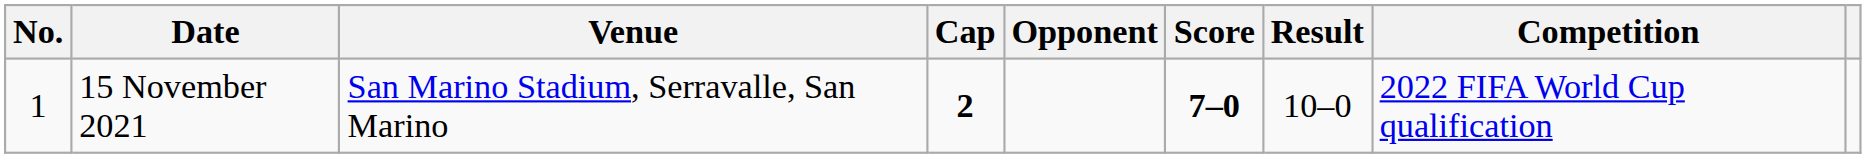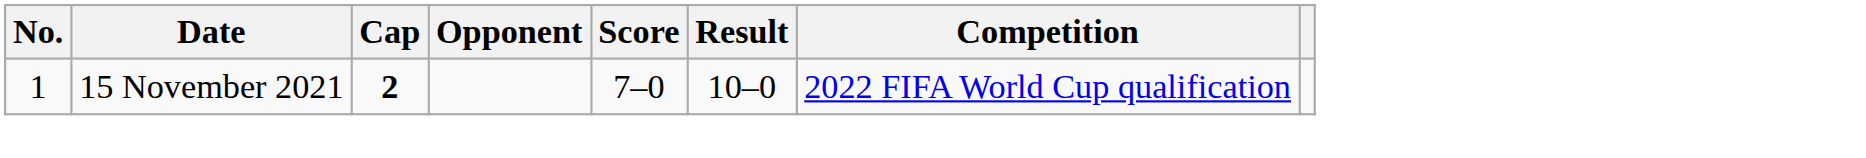- column: (633, 31)
(1214, 105) bold -> (639, 85) normal
